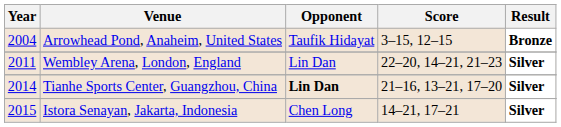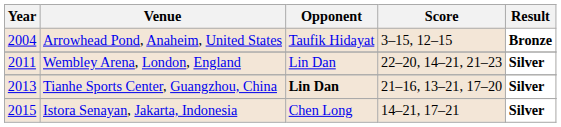(22, 87) 2014 -> (22, 87) 2013
